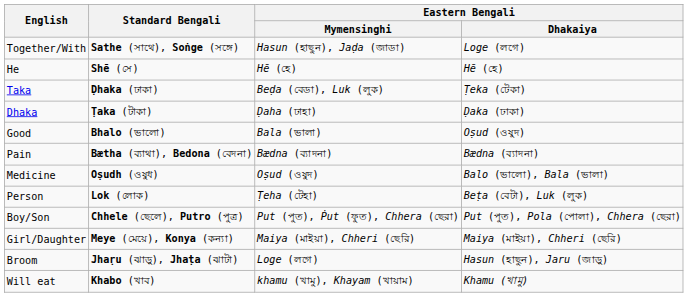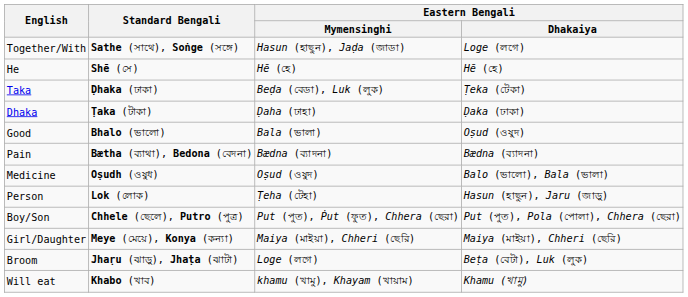(526, 196) Beṭa (বেটা), Luk (লুক) -> (536, 196) Hasun (হাছুন), Jaru (জাড়ু)
(536, 259) Hasun (হাছুন), Jaru (জাড়ু) -> (526, 259) Beṭa (বেটা), Luk (লুক)
